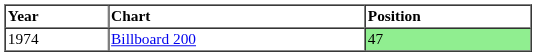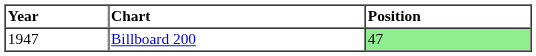(23, 39) 1974 -> (23, 39) 1947
